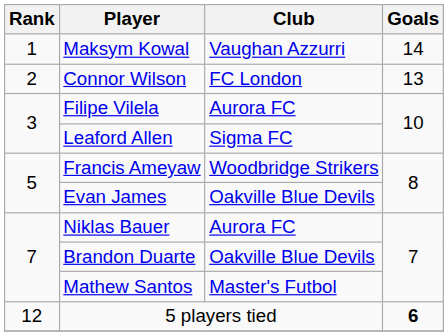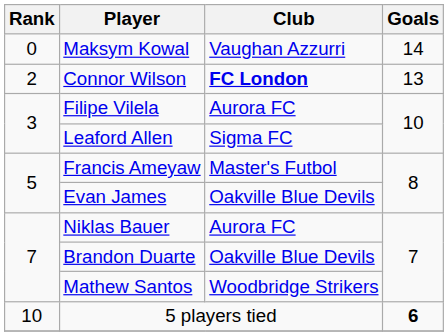(32, 49) 1 -> (32, 49) 0
(256, 78) normal -> (259, 78) bold
(294, 167) Woodbridge Strikers -> (273, 167) Master's Futbol
(273, 286) Master's Futbol -> (294, 286) Woodbridge Strikers
(32, 316) 12 -> (32, 316) 10
